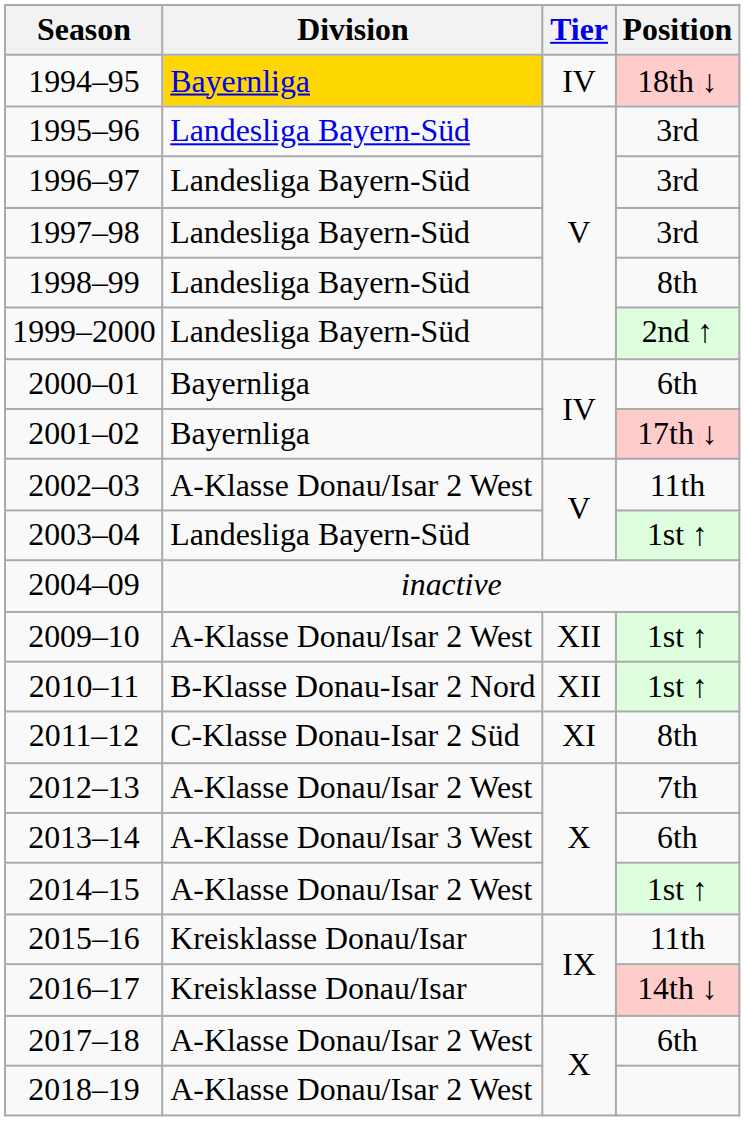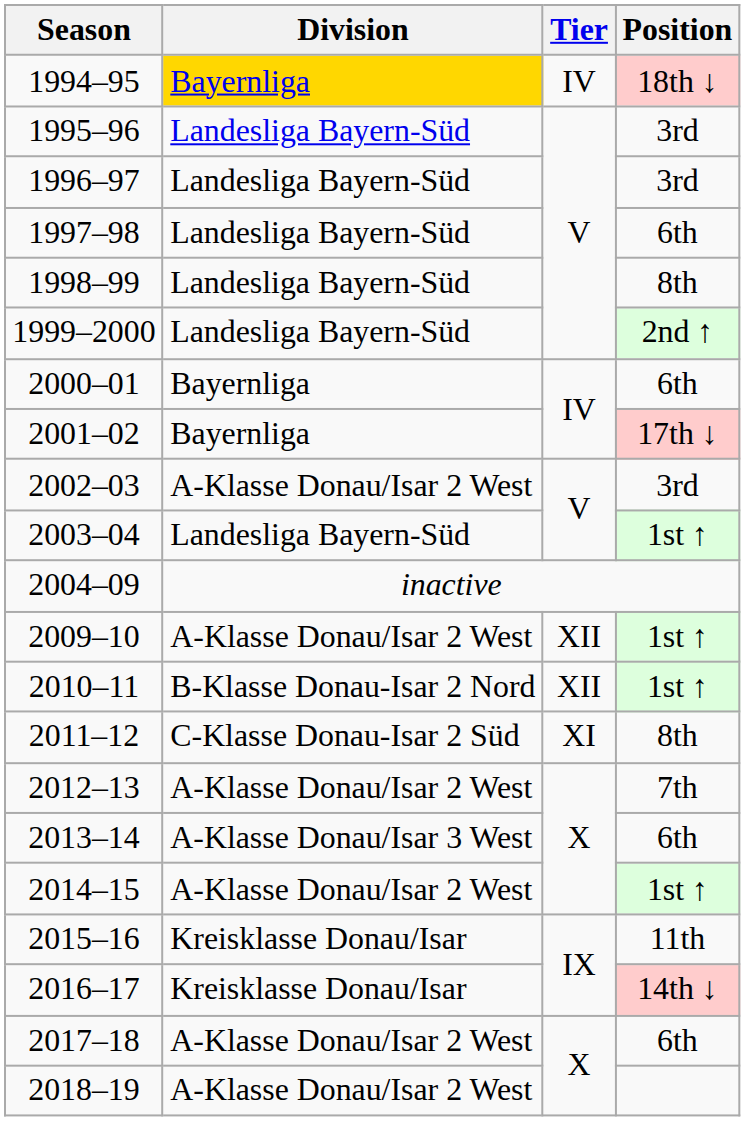(677, 231) 3rd -> (677, 231) 6th
(677, 484) 11th -> (677, 484) 3rd
